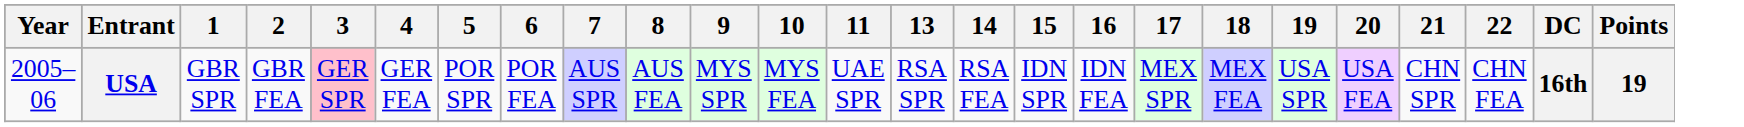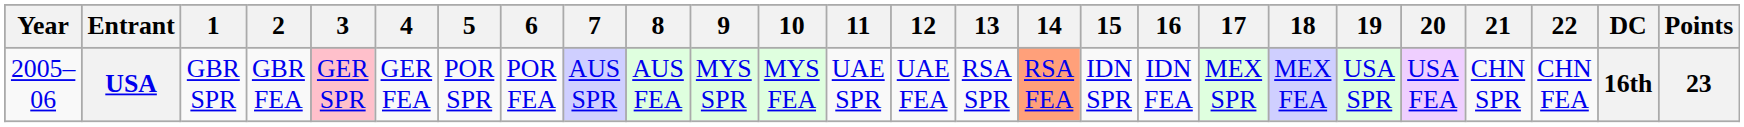+ column: (923, 26)
(984, 83) no background -> (1049, 83) lightsalmon background
(1634, 83) 19 -> (1699, 83) 23
